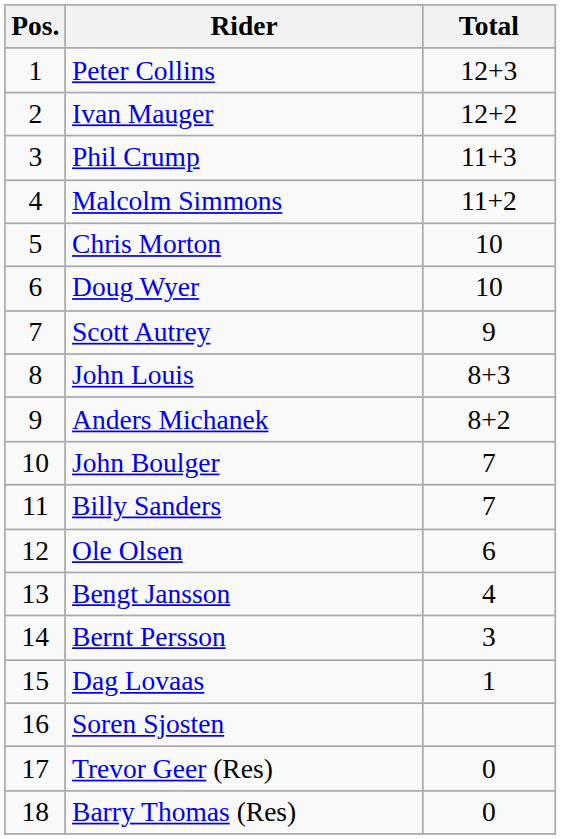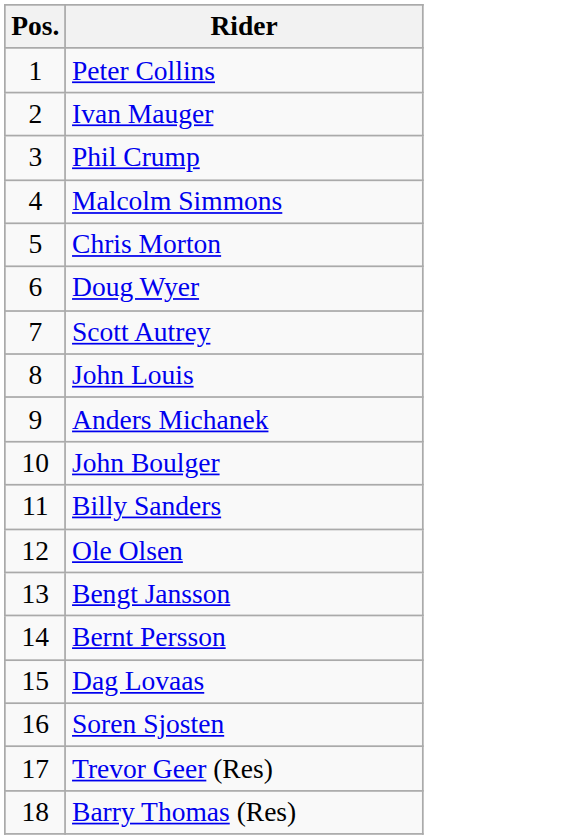- column: (489, 26)
